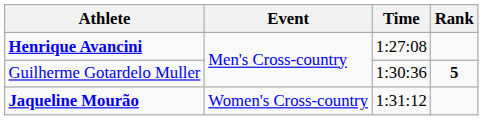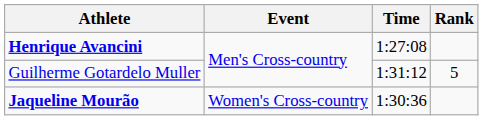(401, 73) 1:30:36 -> (401, 73) 1:31:12
(454, 73) bold -> (454, 73) normal
(401, 101) 1:31:12 -> (401, 101) 1:30:36
